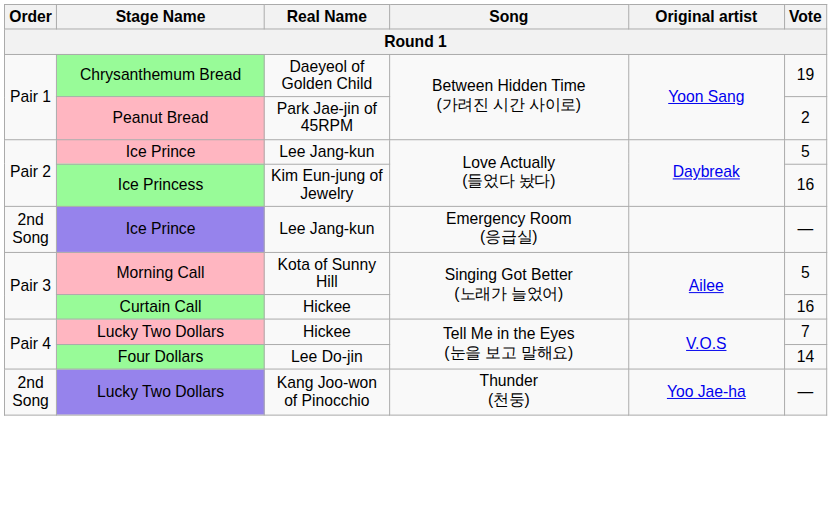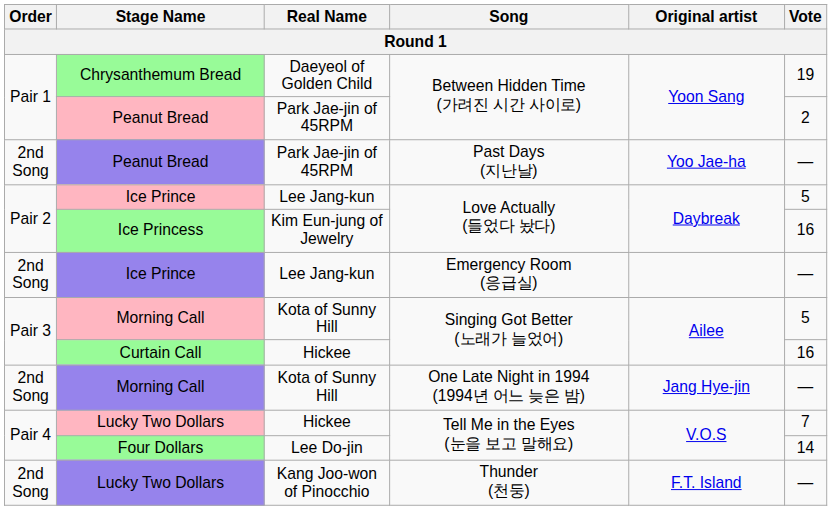+ row: (161, 161)
+ row: (161, 387)
(706, 391) Yoo Jae-ha -> (706, 482) F.T. Island
